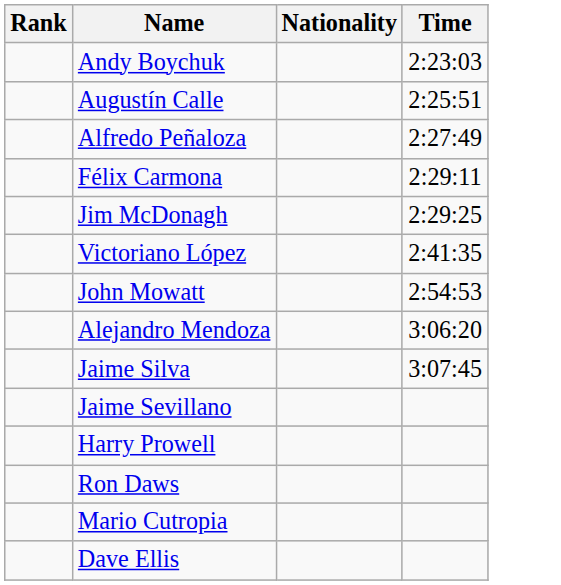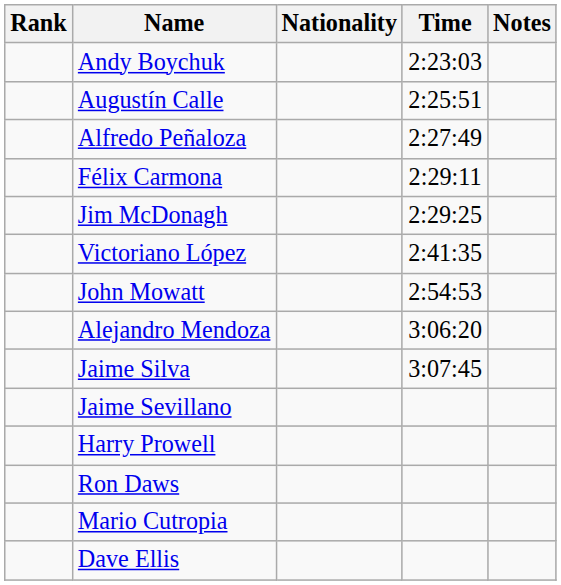+ column: (522, 23)
